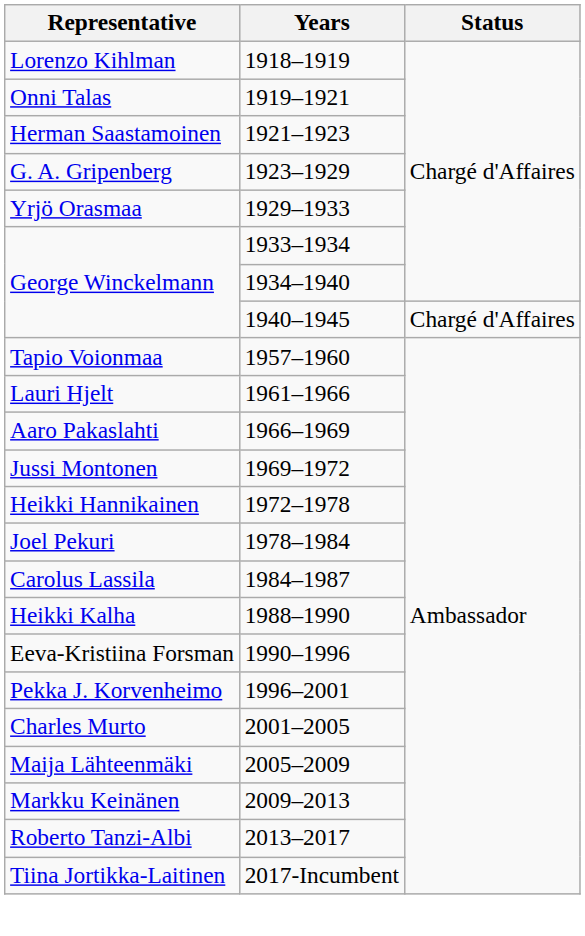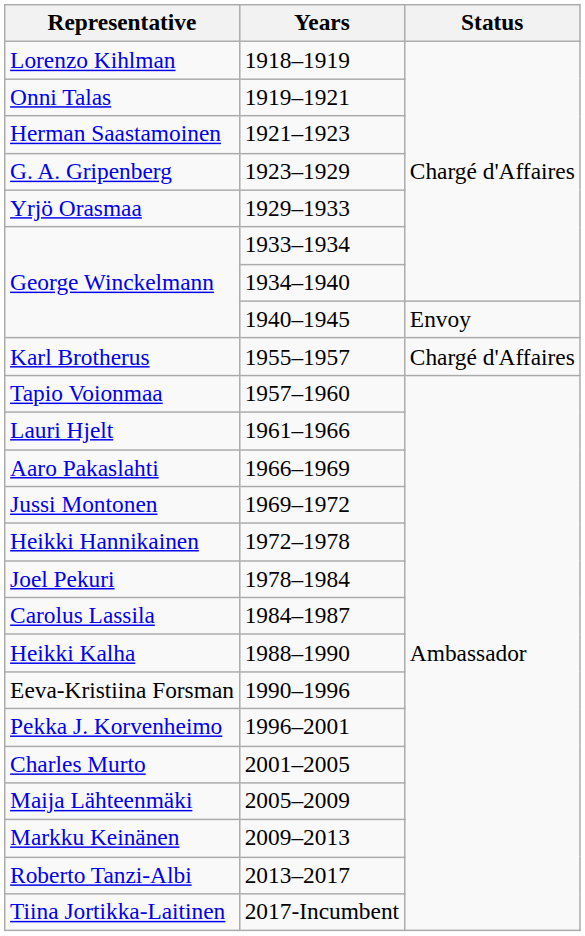(492, 319) Chargé d'Affaires -> (440, 319) Envoy
+ row: (80, 356)
